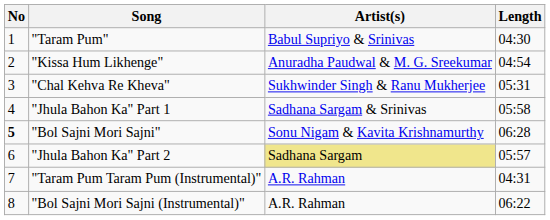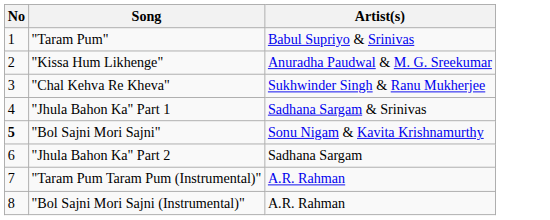- column: (520, 16)
(315, 156) khaki background -> (315, 156) no background
